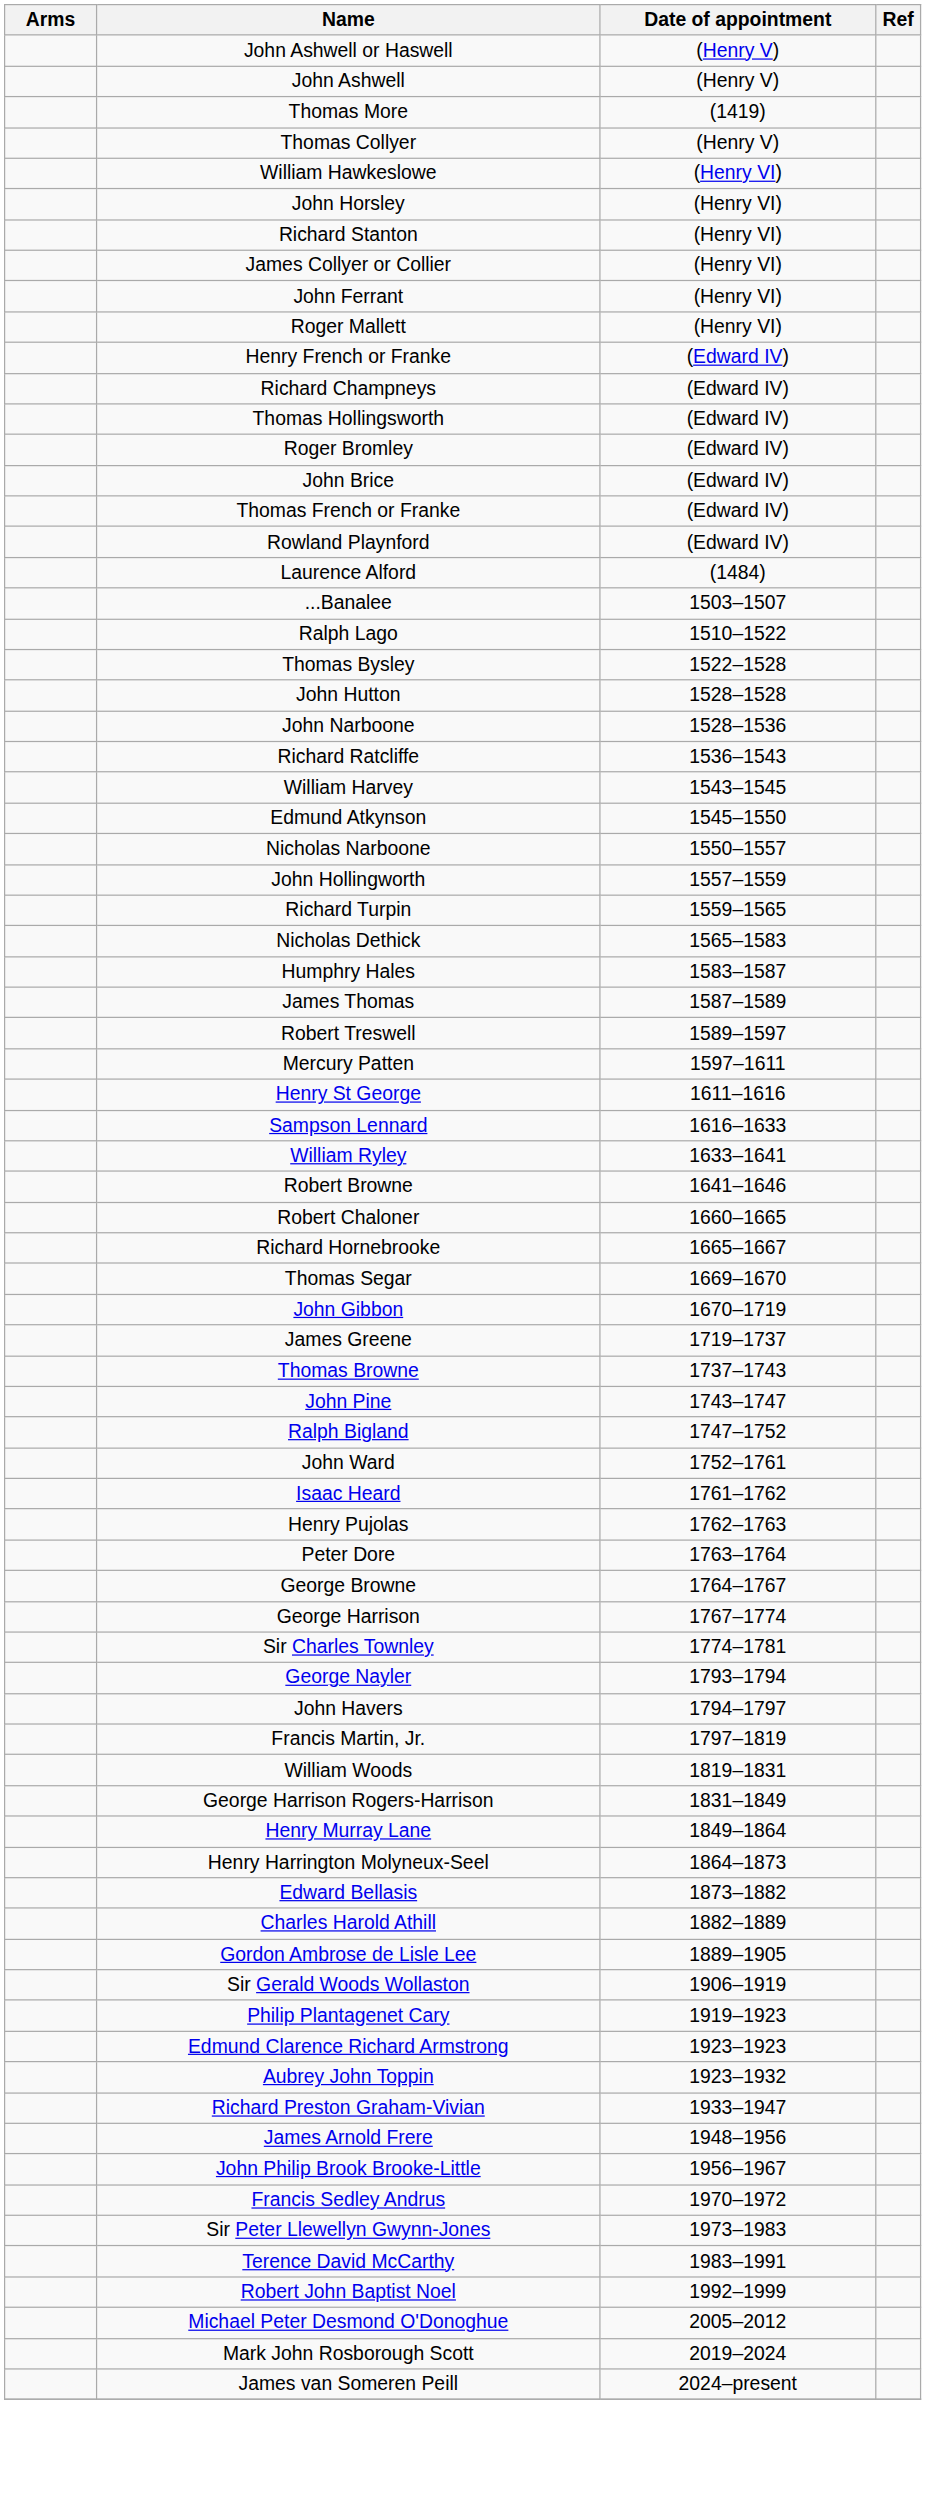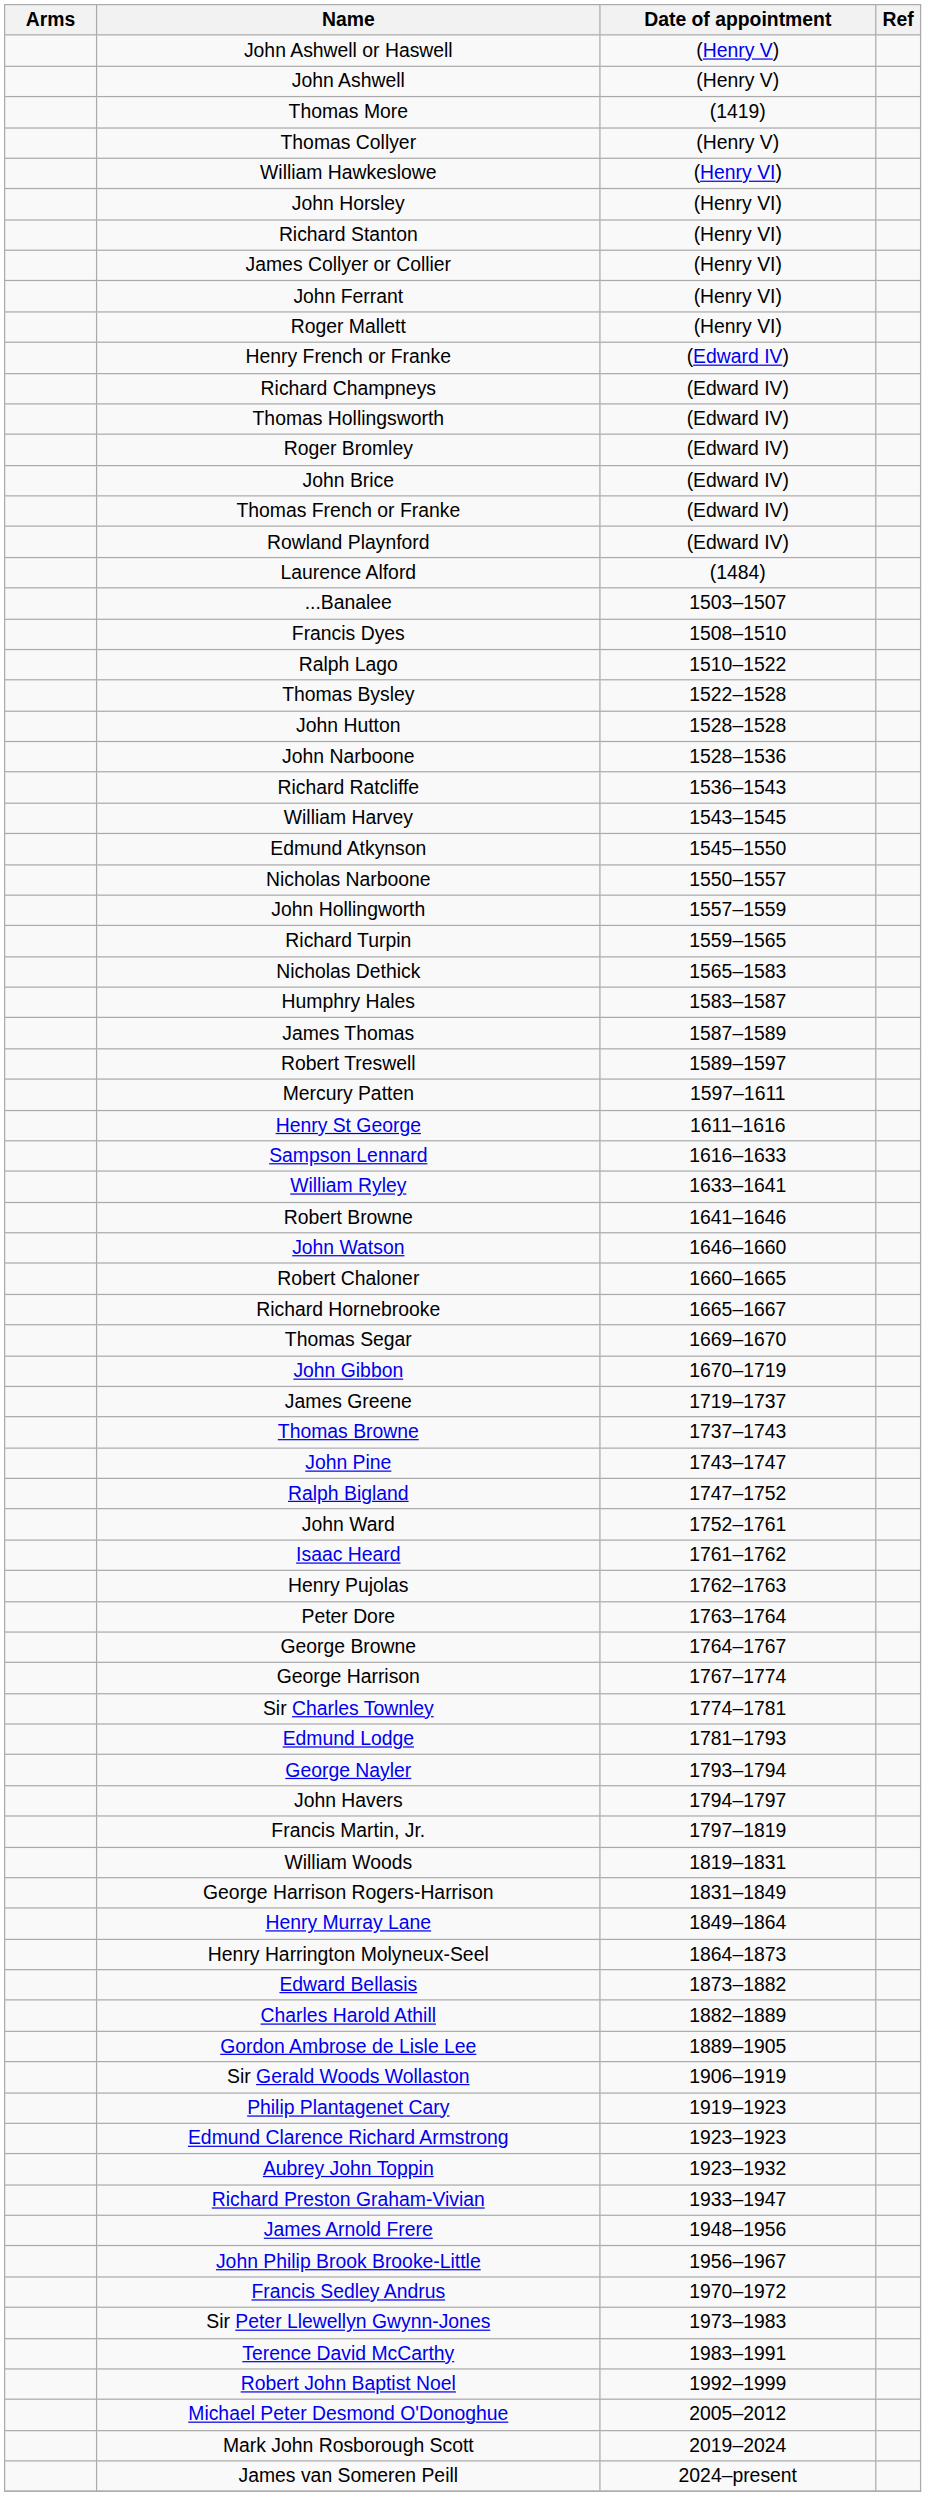+ row: (348, 633)
+ row: (348, 1248)
+ row: (348, 1739)
